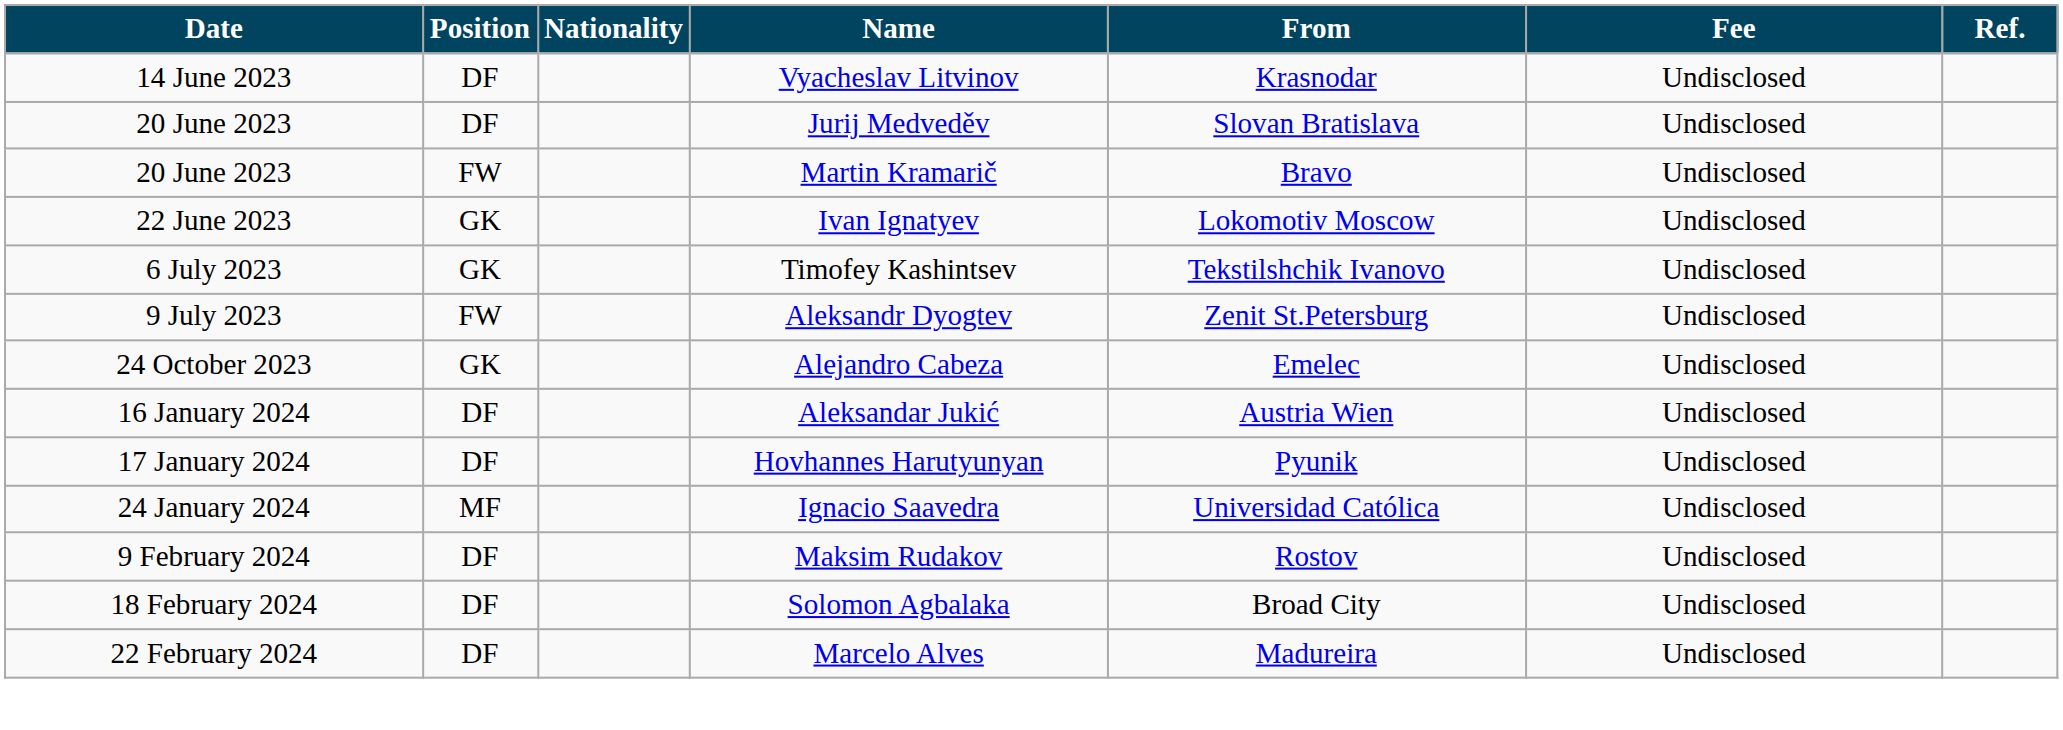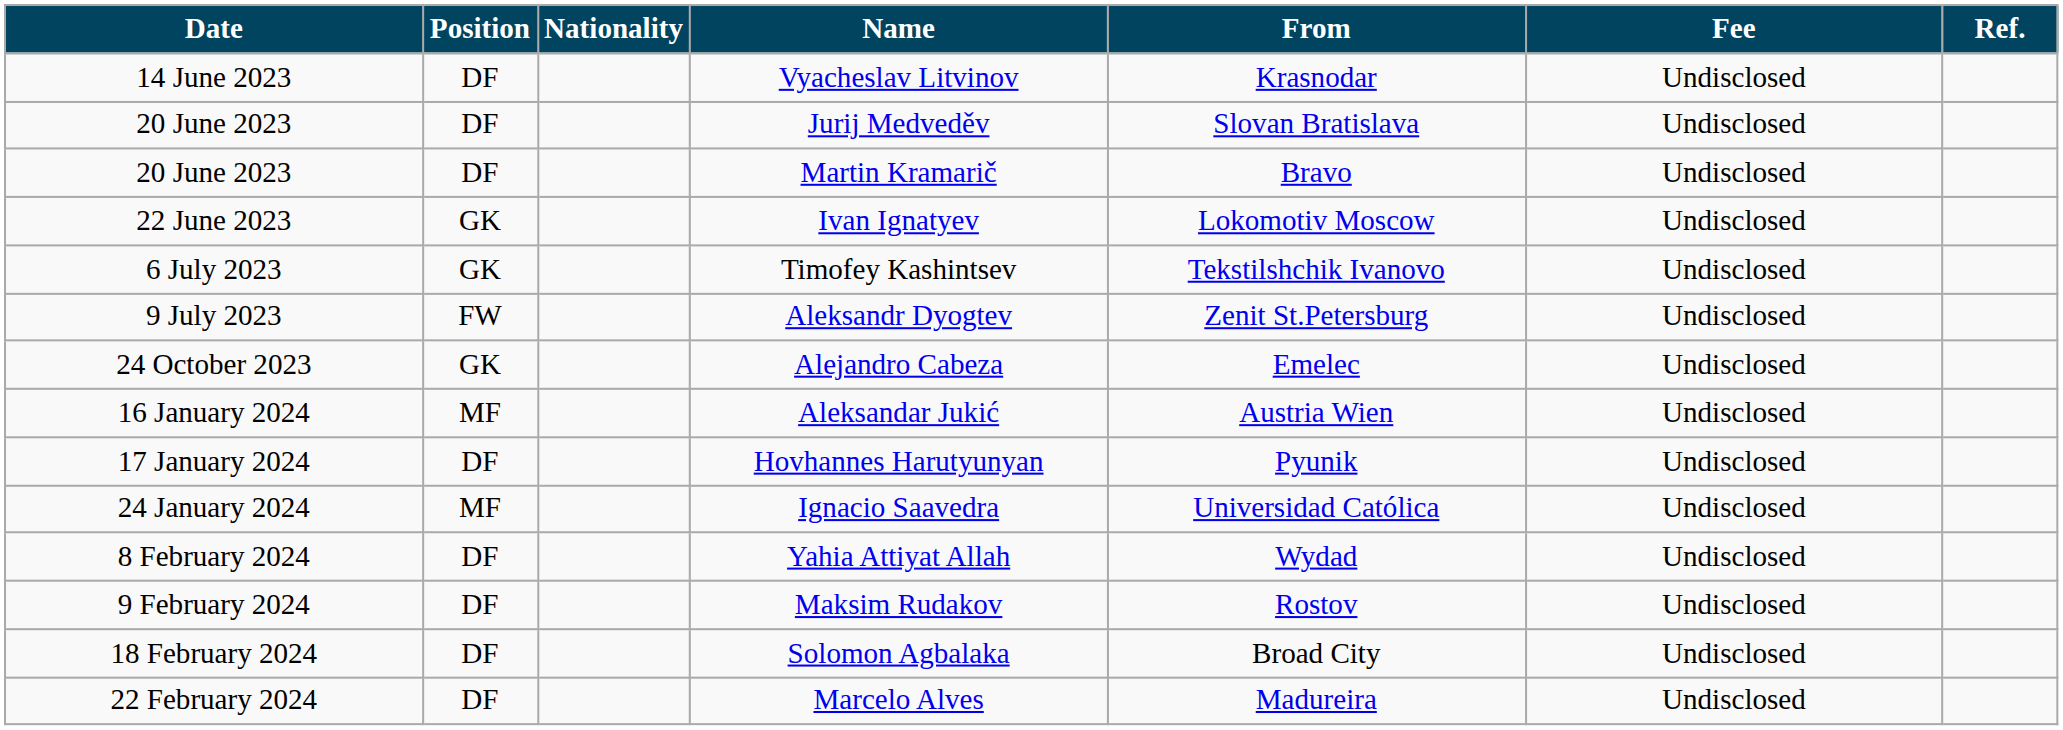(480, 172) FW -> (480, 172) DF
(480, 412) DF -> (480, 412) MF
+ row: (899, 556)
